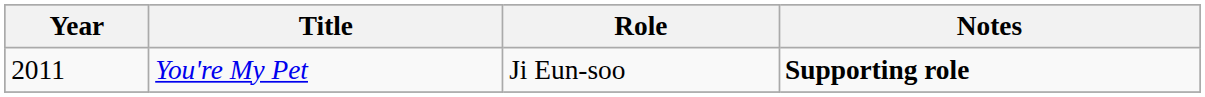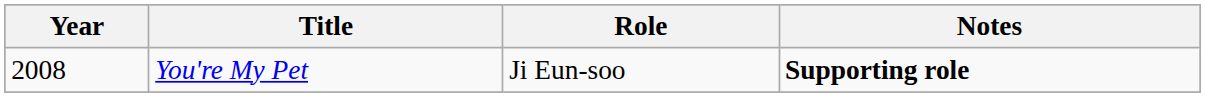(38, 69) 2011 -> (39, 69) 2008
